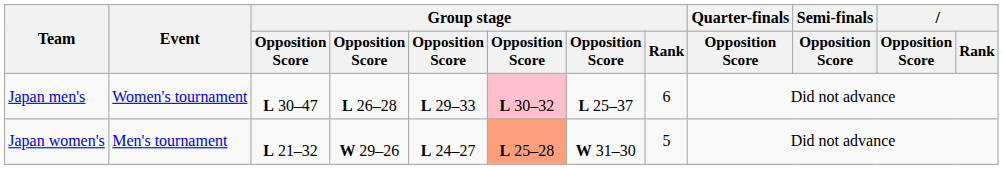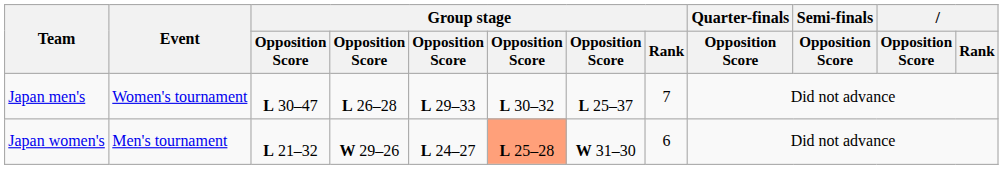(527, 106) pink background -> (527, 106) no background
(666, 96) 6 -> (666, 96) 7
(666, 141) 5 -> (666, 141) 6
